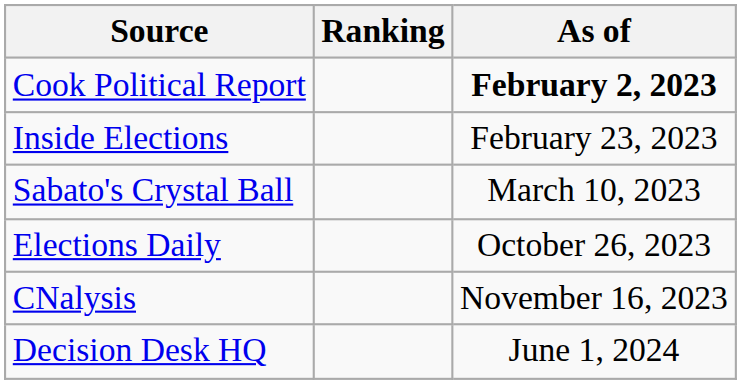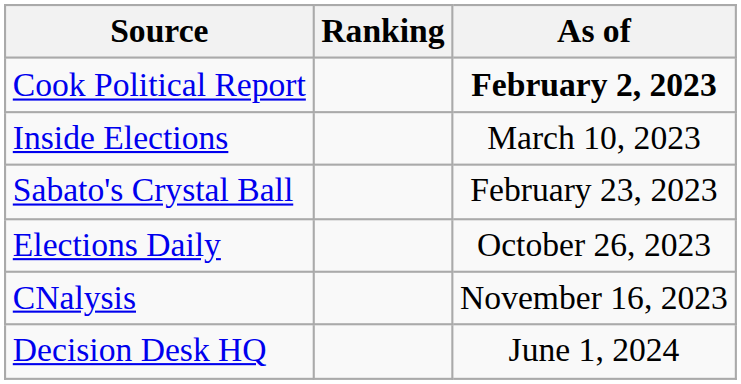(594, 137) February 23, 2023 -> (594, 137) March 10, 2023
(594, 191) March 10, 2023 -> (594, 191) February 23, 2023
